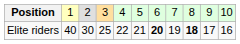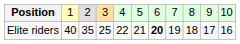(88, 30) 30 -> (88, 30) 35
(192, 30) bold -> (192, 30) normal
